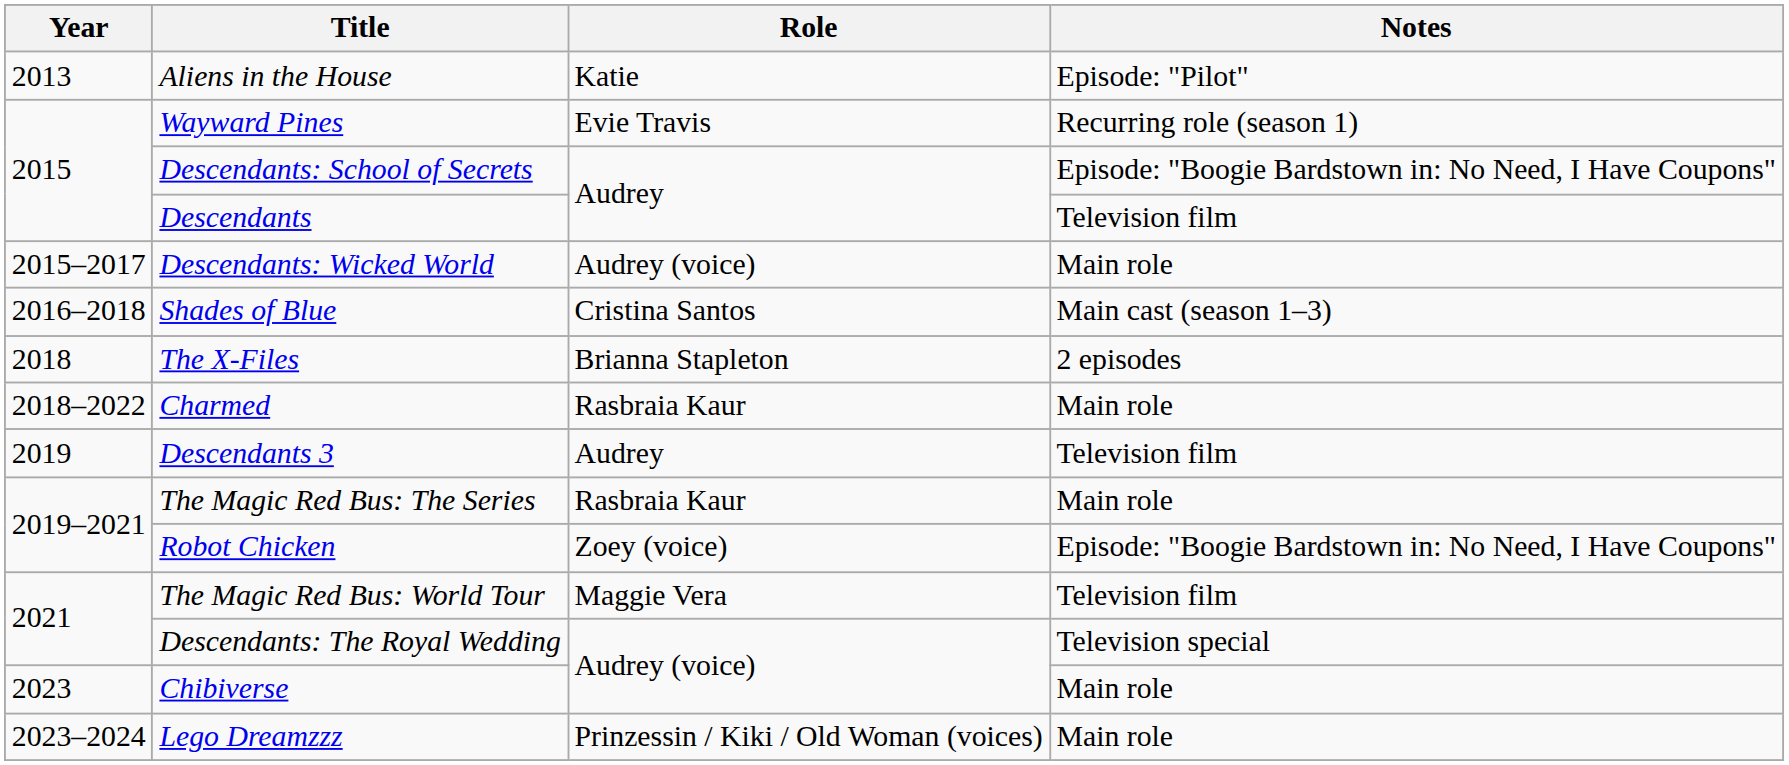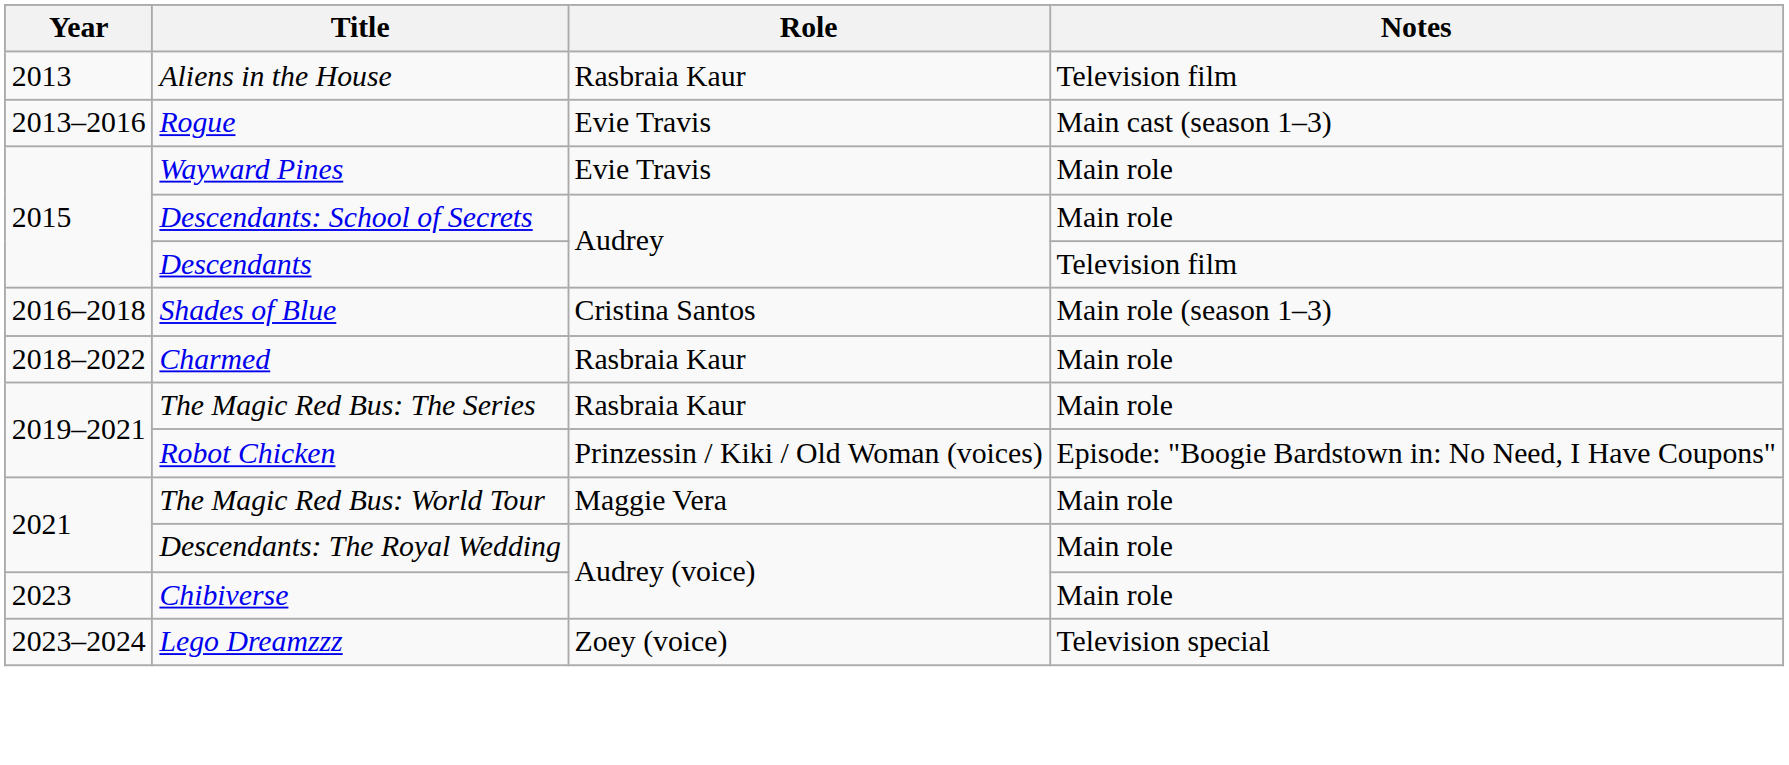(607, 75) Katie -> (660, 75) Rasbraia Kaur
(1153, 75) Episode: "Pilot" -> (1147, 75) Television film
+ row: (197, 122)
(1207, 122) Recurring role (season 1) -> (1115, 169) Main role
(1416, 169) Episode: "Boogie Bardstown in: No Need, I Have Coupons" -> (1115, 216) Main role
- row: (327, 264)
(1194, 311) Main cast (season 1–3) -> (1194, 311) Main role (season 1–3)
- row: (229, 358)
- row: (247, 452)
(651, 547) Zoey (voice) -> (809, 452) Prinzessin / Kiki / Old Woman (voices)
(1147, 594) Television film -> (1115, 500) Main role
(1163, 641) Television special -> (1115, 547) Main role
(809, 736) Prinzessin / Kiki / Old Woman (voices) -> (651, 641) Zoey (voice)
(1115, 736) Main role -> (1163, 641) Television special
